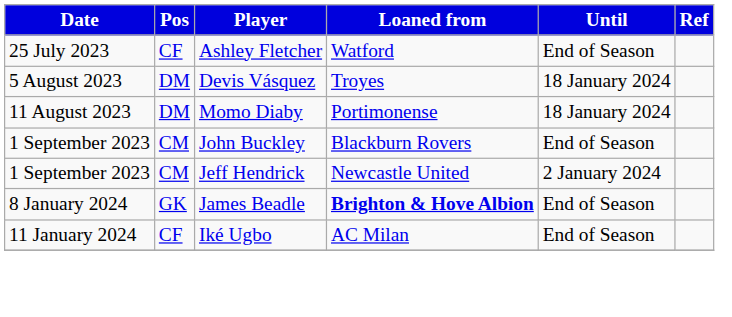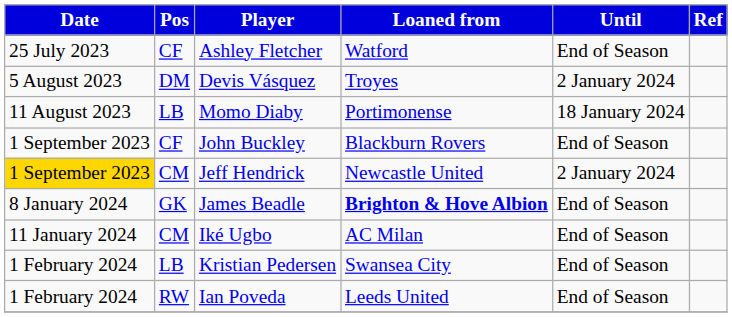(607, 81) 18 January 2024 -> (616, 81) 2 January 2024
(174, 111) DM -> (171, 111) LB
(174, 142) CM -> (171, 142) CF
(80, 173) no background -> (80, 173) gold background
(171, 234) CF -> (174, 234) CM
+ row: (268, 265)
+ row: (242, 296)
